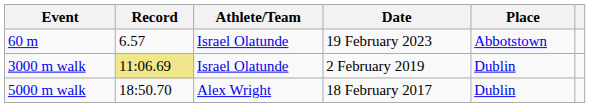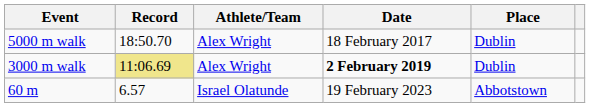rows swapped: (23, 41) <-> (47, 90)
(243, 66) Israel Olatunde -> (234, 66) Alex Wright
(375, 66) normal -> (379, 66) bold
